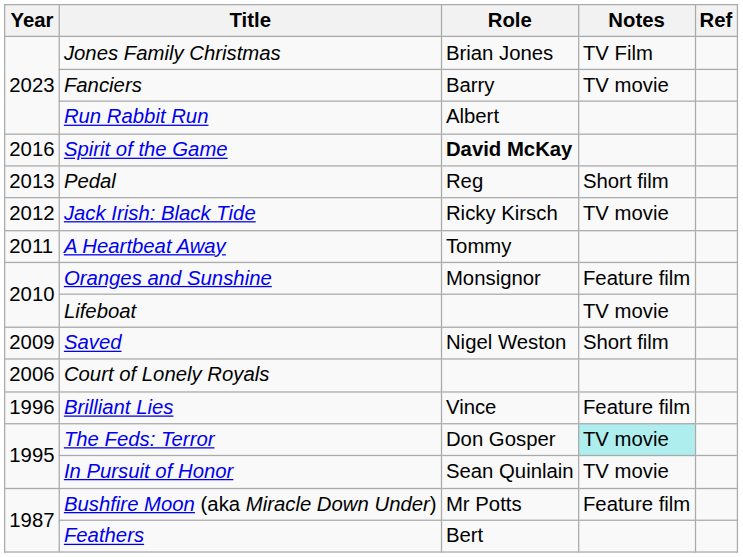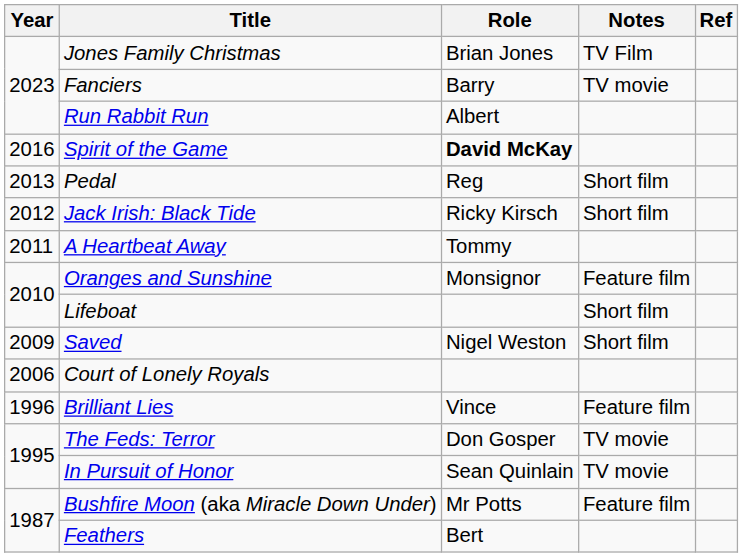(626, 213) TV movie -> (626, 213) Short film
(626, 310) TV movie -> (626, 310) Short film
(626, 439) paleturquoise background -> (626, 439) no background
